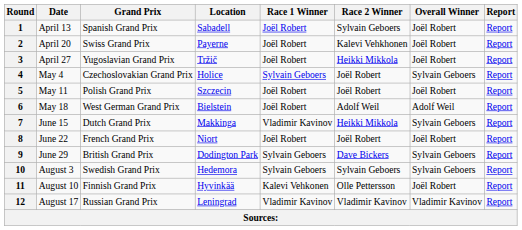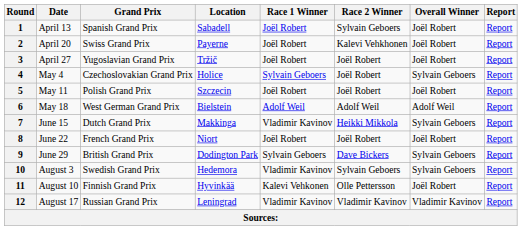(367, 59) Heikki Mikkola -> (359, 59) Joël Robert
(284, 107) Joël Robert -> (284, 107) Adolf Weil
(294, 170) Sylvain Geboers -> (297, 170) Vladimir Kavinov
